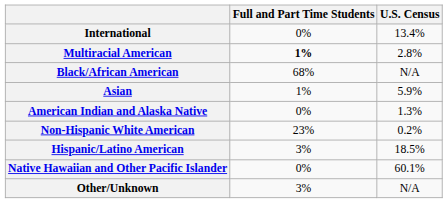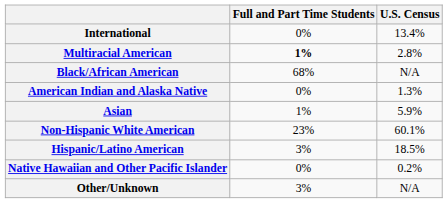rows swapped: (118, 111) <-> (118, 91)
(410, 130) 0.2% -> (410, 130) 60.1%
(410, 169) 60.1% -> (410, 169) 0.2%
